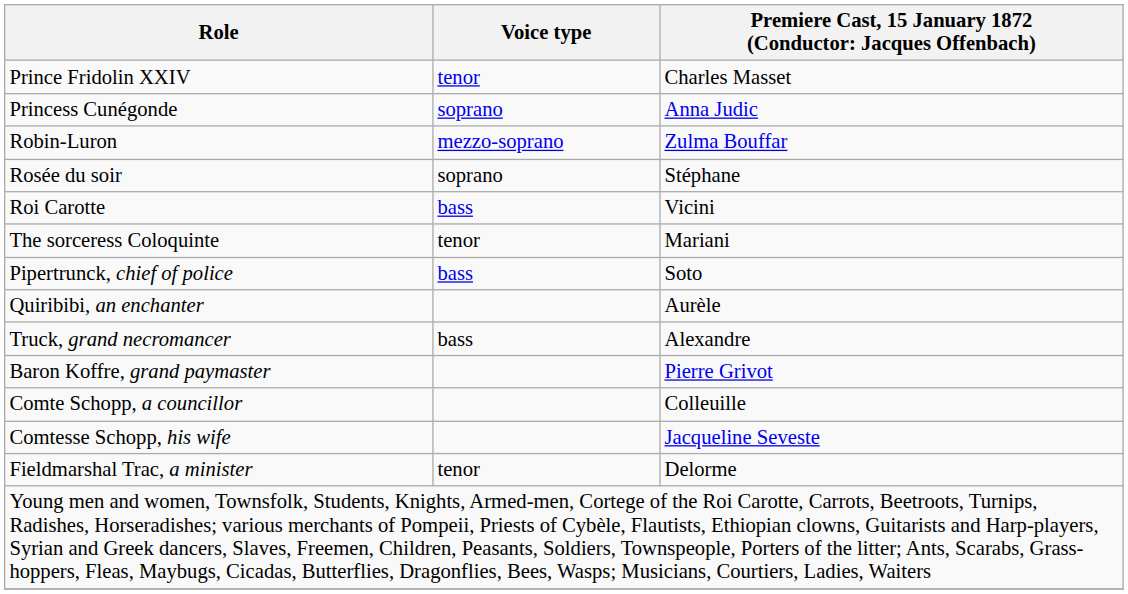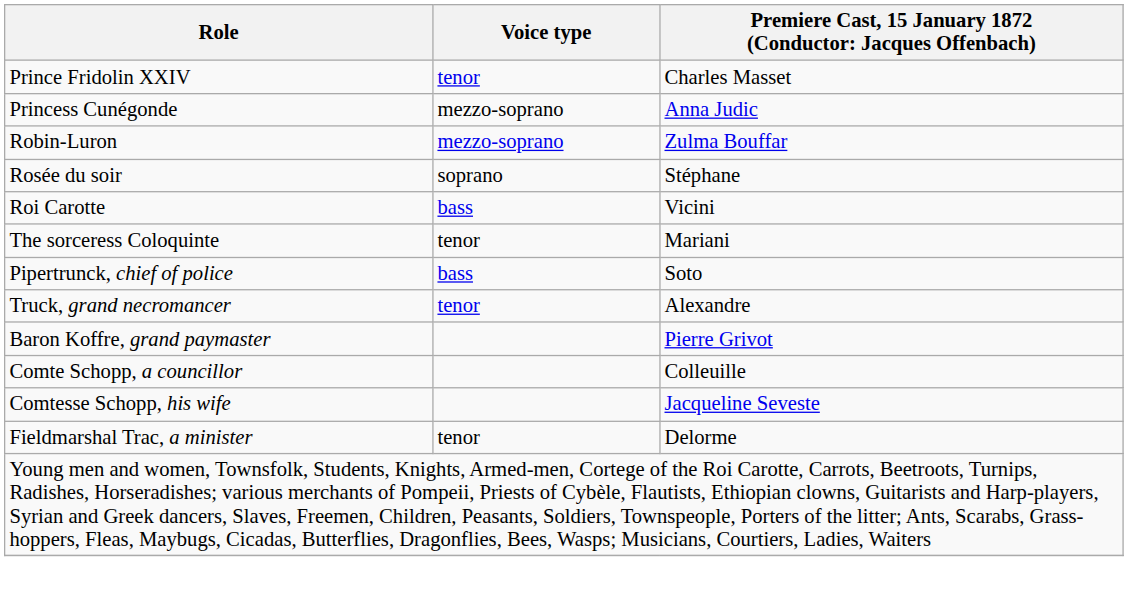(470, 109) soprano -> (500, 109) mezzo-soprano
- row: (107, 305)
(455, 338) bass -> (459, 305) tenor
